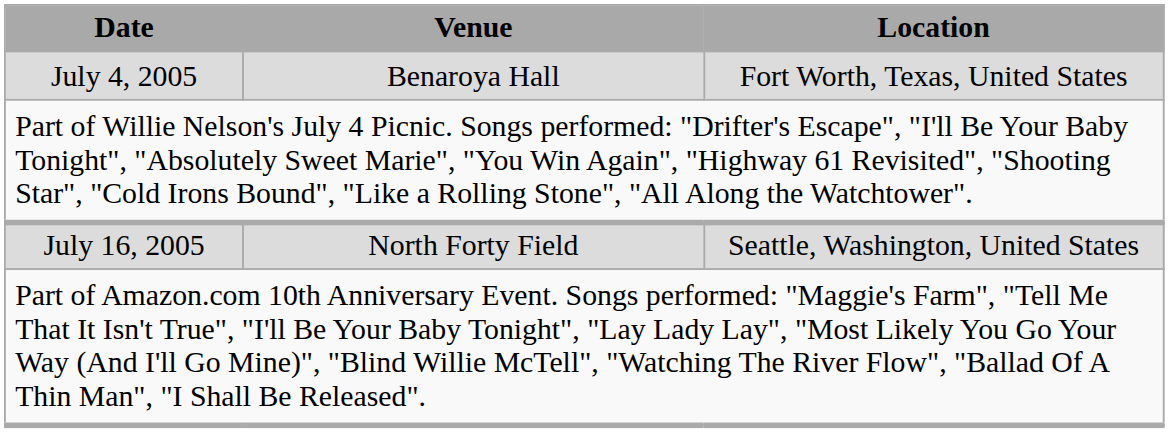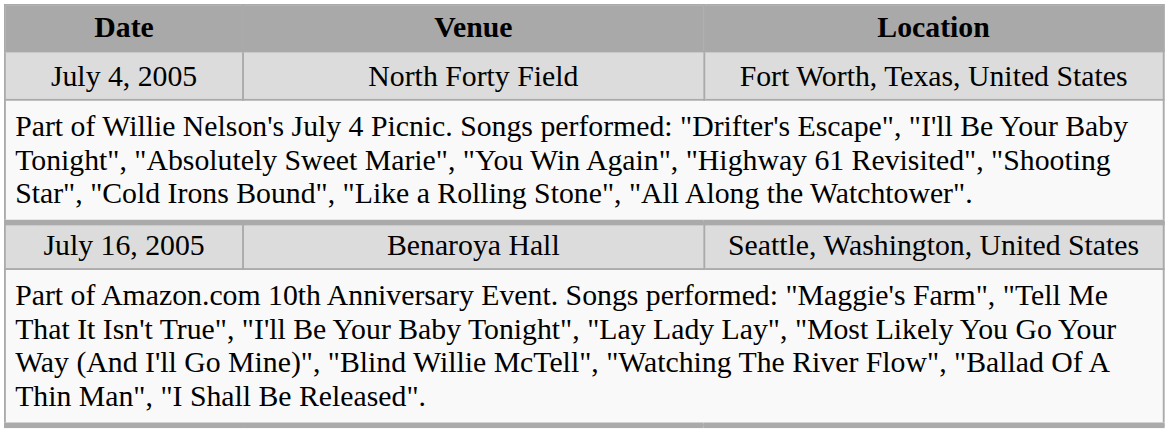(473, 75) Benaroya Hall -> (473, 75) North Forty Field
(473, 245) North Forty Field -> (473, 245) Benaroya Hall
